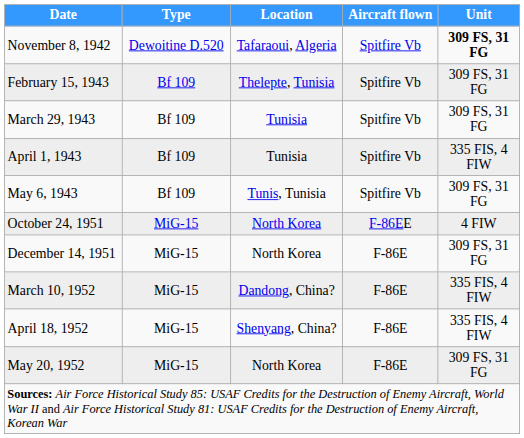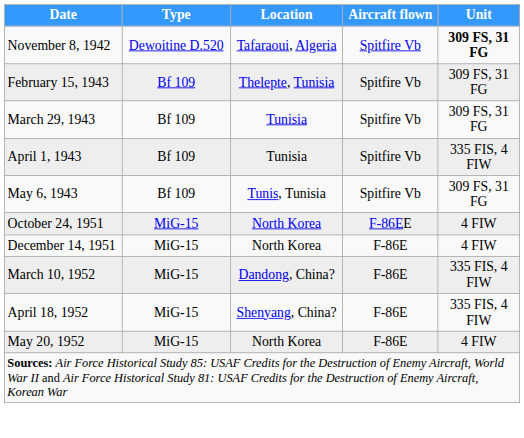(479, 253) 309 FS, 31 FG -> (479, 245) 4 FIW
(479, 365) 309 FS, 31 FG -> (479, 341) 4 FIW
